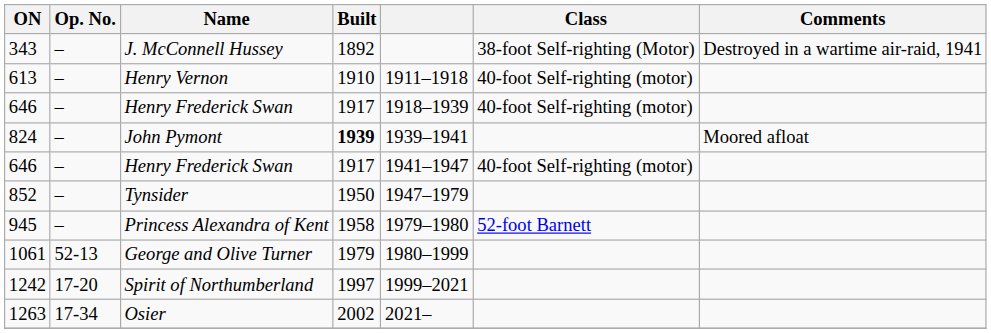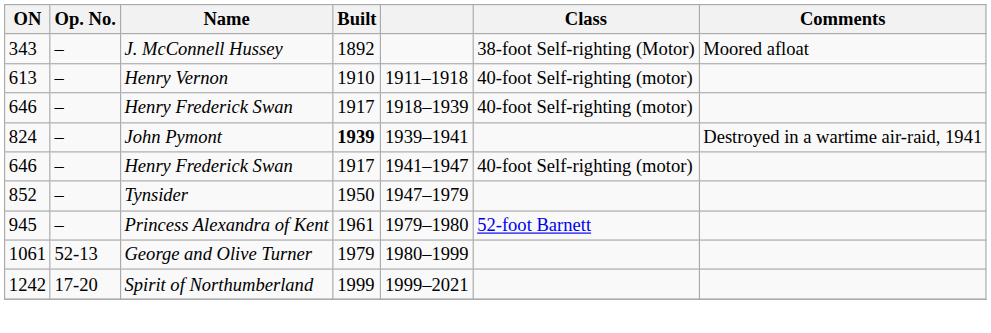(843, 48) Destroyed in a wartime air-raid, 1941 -> (756, 48) Moored afloat
(756, 136) Moored afloat -> (843, 136) Destroyed in a wartime air-raid, 1941
(356, 225) 1958 -> (356, 225) 1961
(356, 284) 1997 -> (356, 284) 1999
- row: (27, 313)
